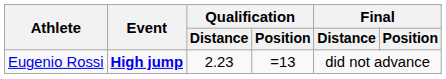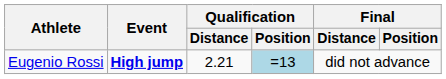(219, 62) 2.23 -> (219, 62) 2.21
(283, 62) no background -> (283, 62) lightblue background
